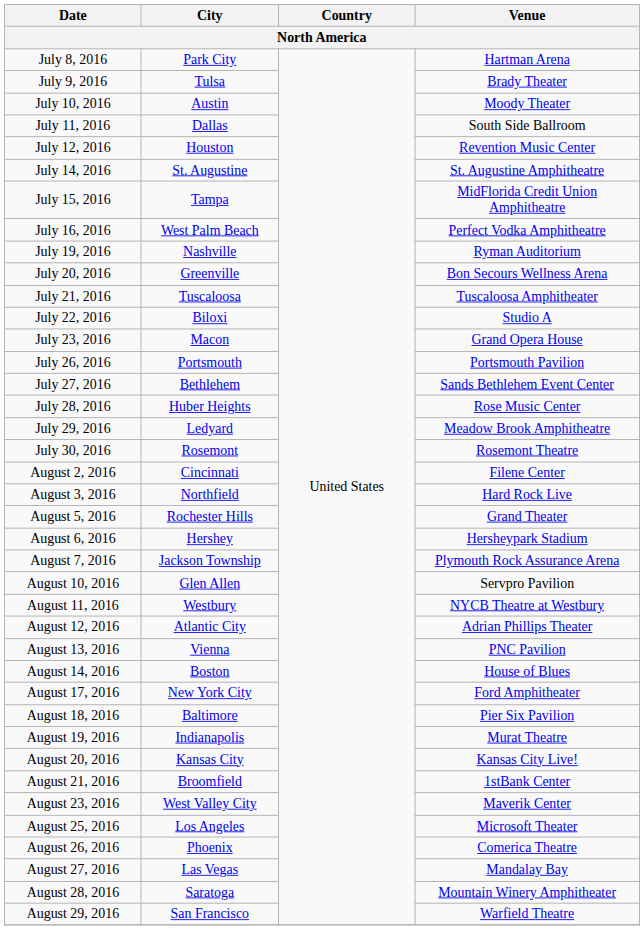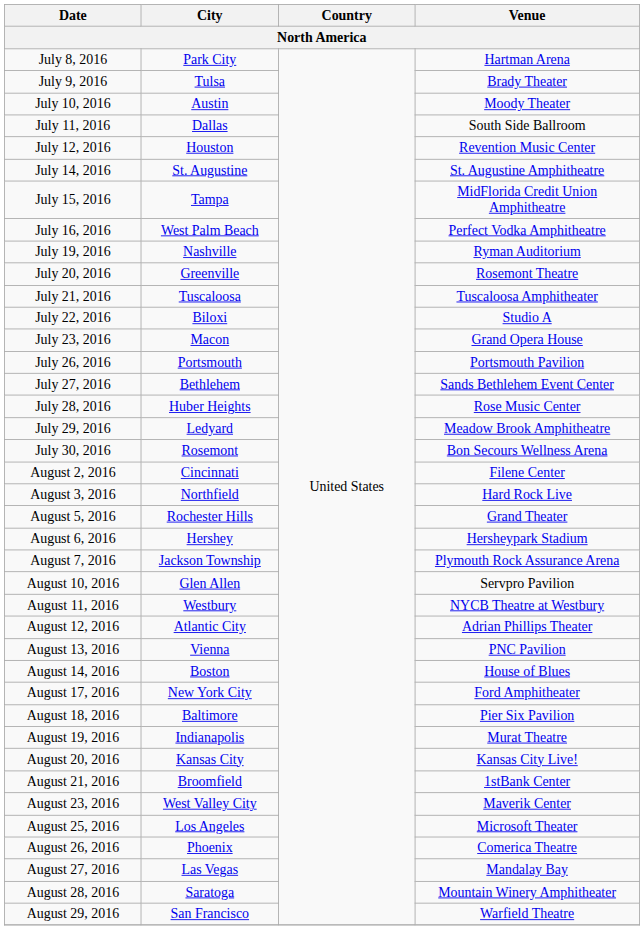(527, 274) Bon Secours Wellness Arena -> (527, 274) Rosemont Theatre
(527, 450) Rosemont Theatre -> (527, 450) Bon Secours Wellness Arena
